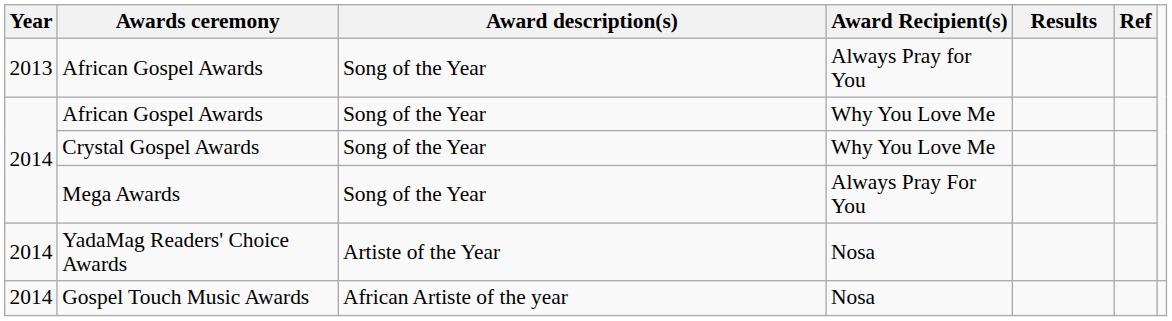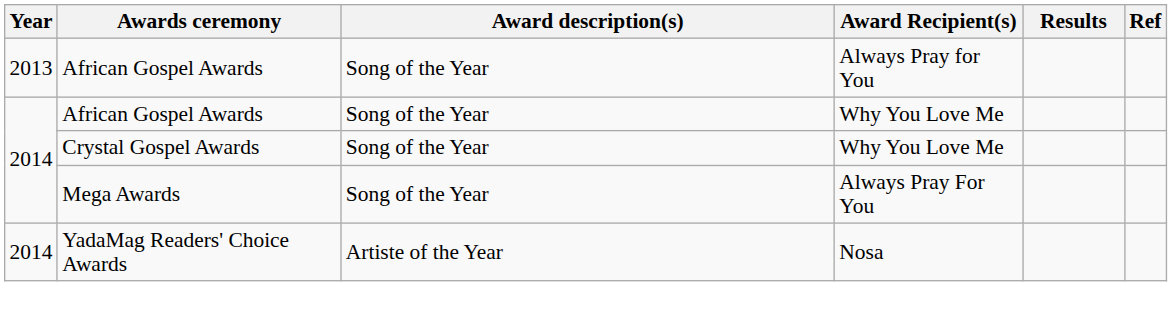- row: (186, 297)
